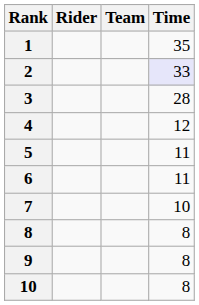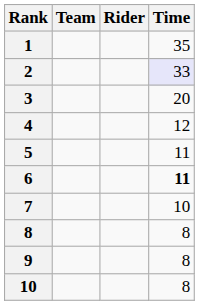columns swapped: (77, 17) <-> (125, 17)
(182, 98) 28 -> (182, 98) 20
(182, 179) normal -> (182, 179) bold
